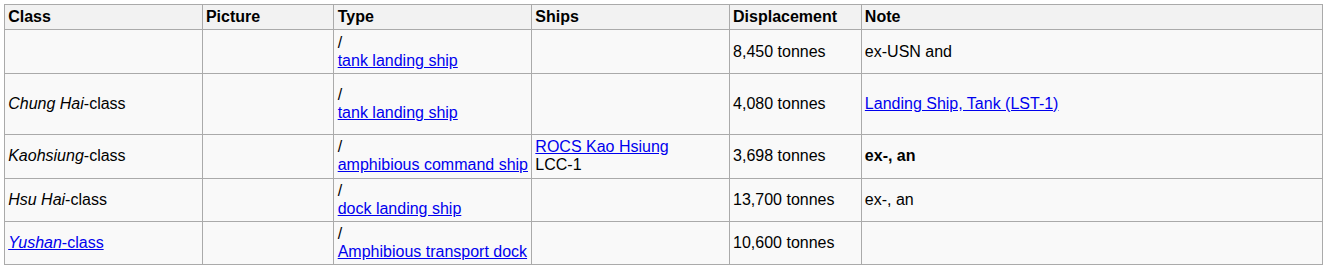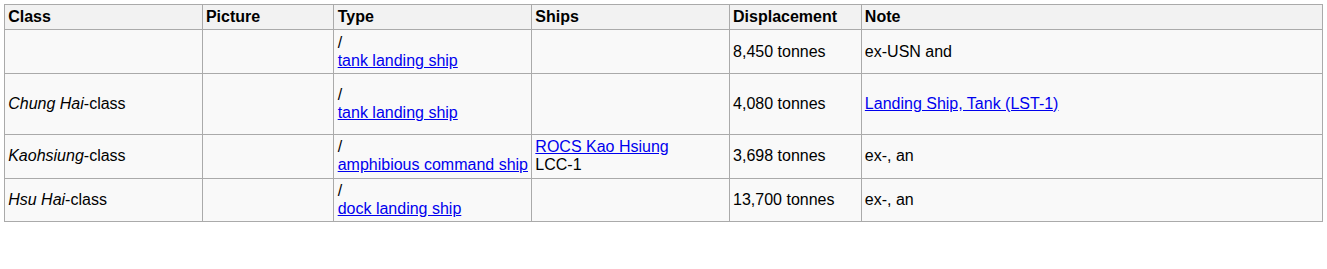(890, 156) bold -> (889, 156) normal
- row: (56, 243)
